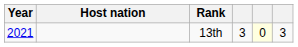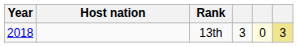(20, 32) 2021 -> (20, 32) 2018
(283, 32) no background -> (283, 32) khaki background
